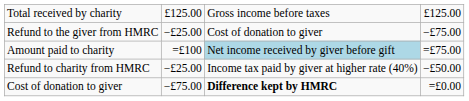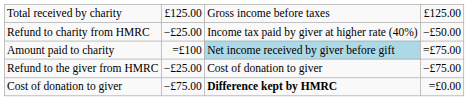rows swapped: (78, 68) <-> (83, 31)
